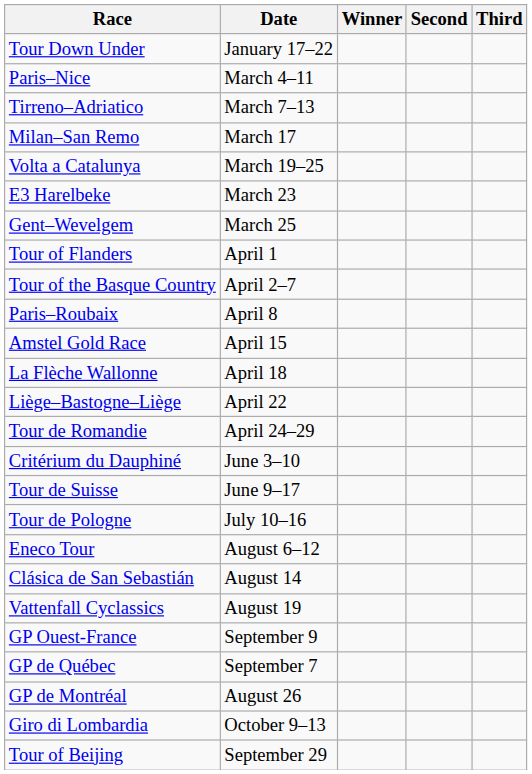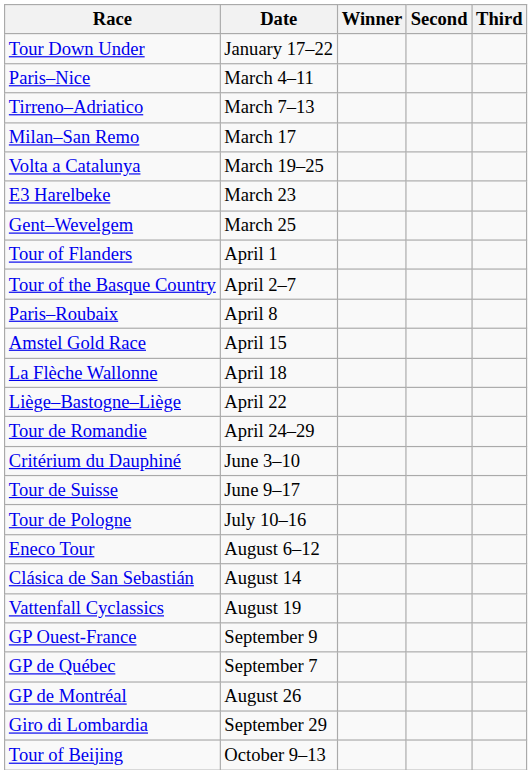(275, 725) October 9–13 -> (276, 725) September 29
(276, 755) September 29 -> (275, 755) October 9–13
